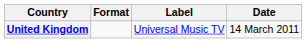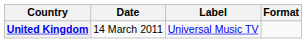columns swapped: (264, 12) <-> (111, 12)
